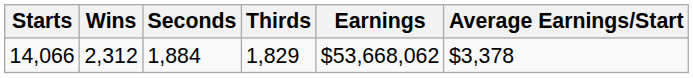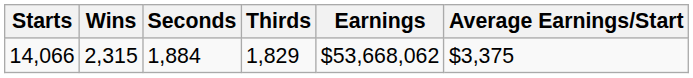(111, 55) 2,312 -> (111, 55) 2,315
(482, 55) $3,378 -> (482, 55) $3,375
